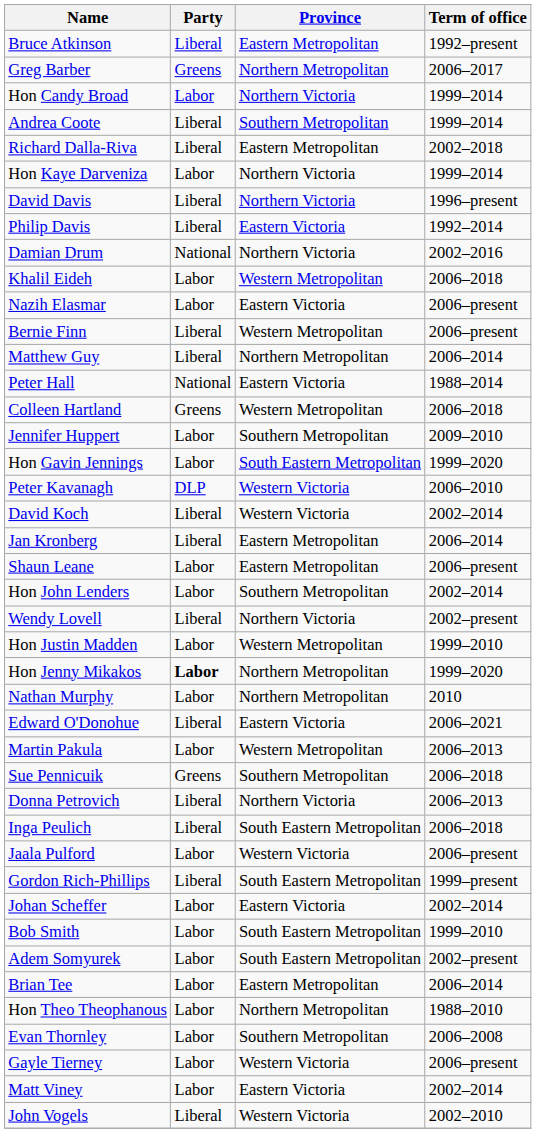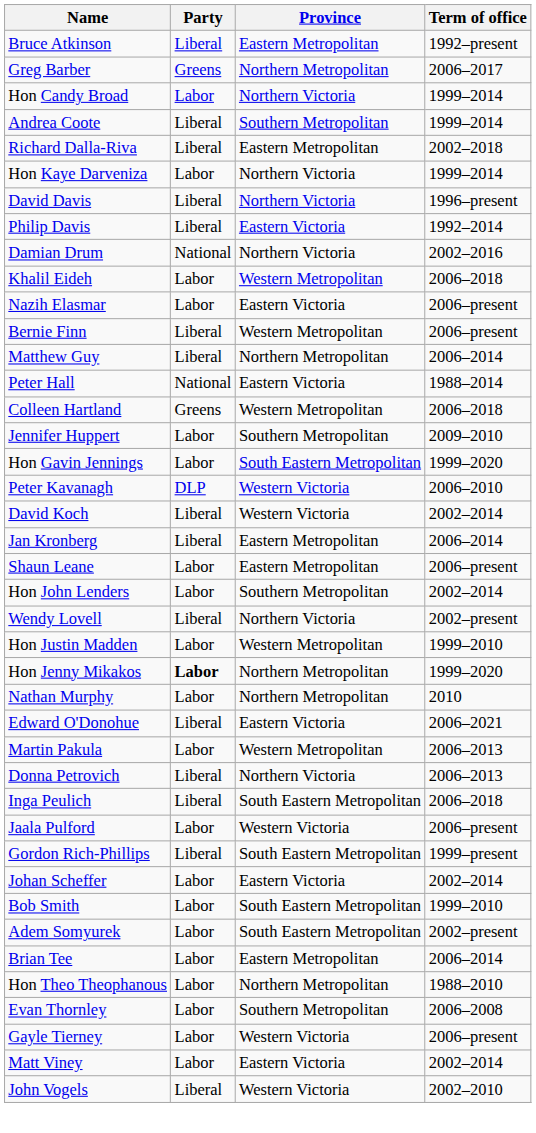- row: (56, 775)
